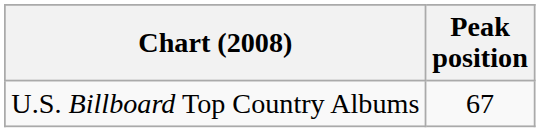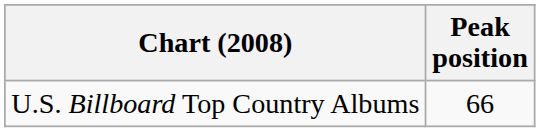(480, 103) 67 -> (480, 103) 66
